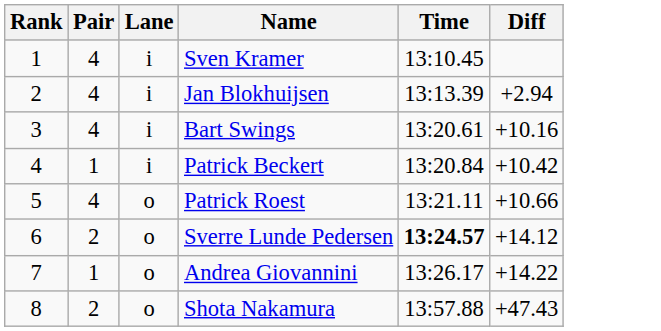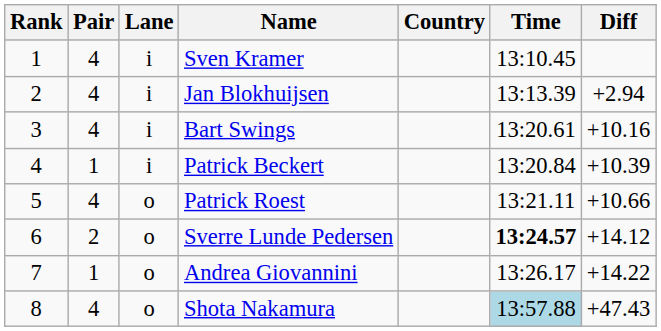+ column: (444, 22)
(527, 165) +10.42 -> (618, 165) +10.39
(94, 308) 2 -> (94, 308) 4
(444, 308) no background -> (536, 308) lightblue background
